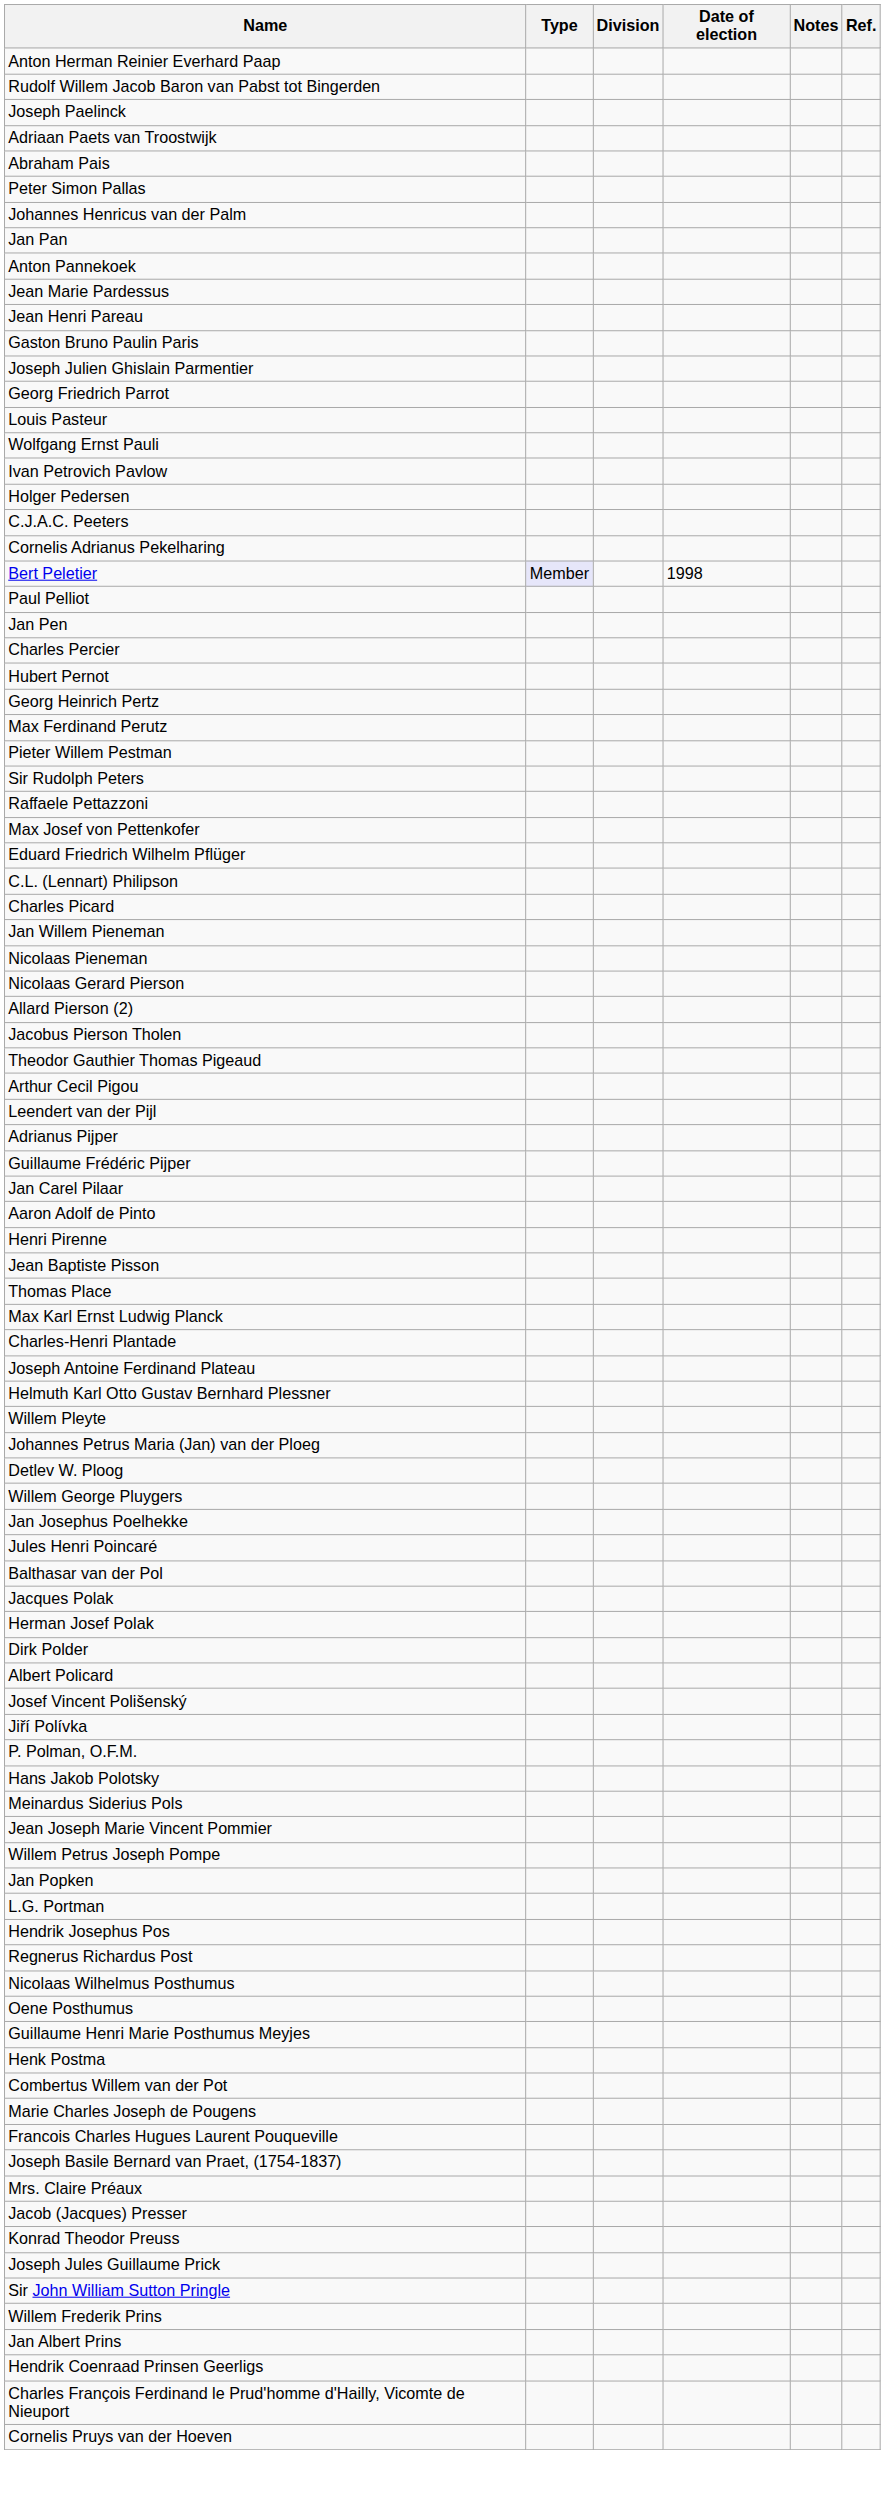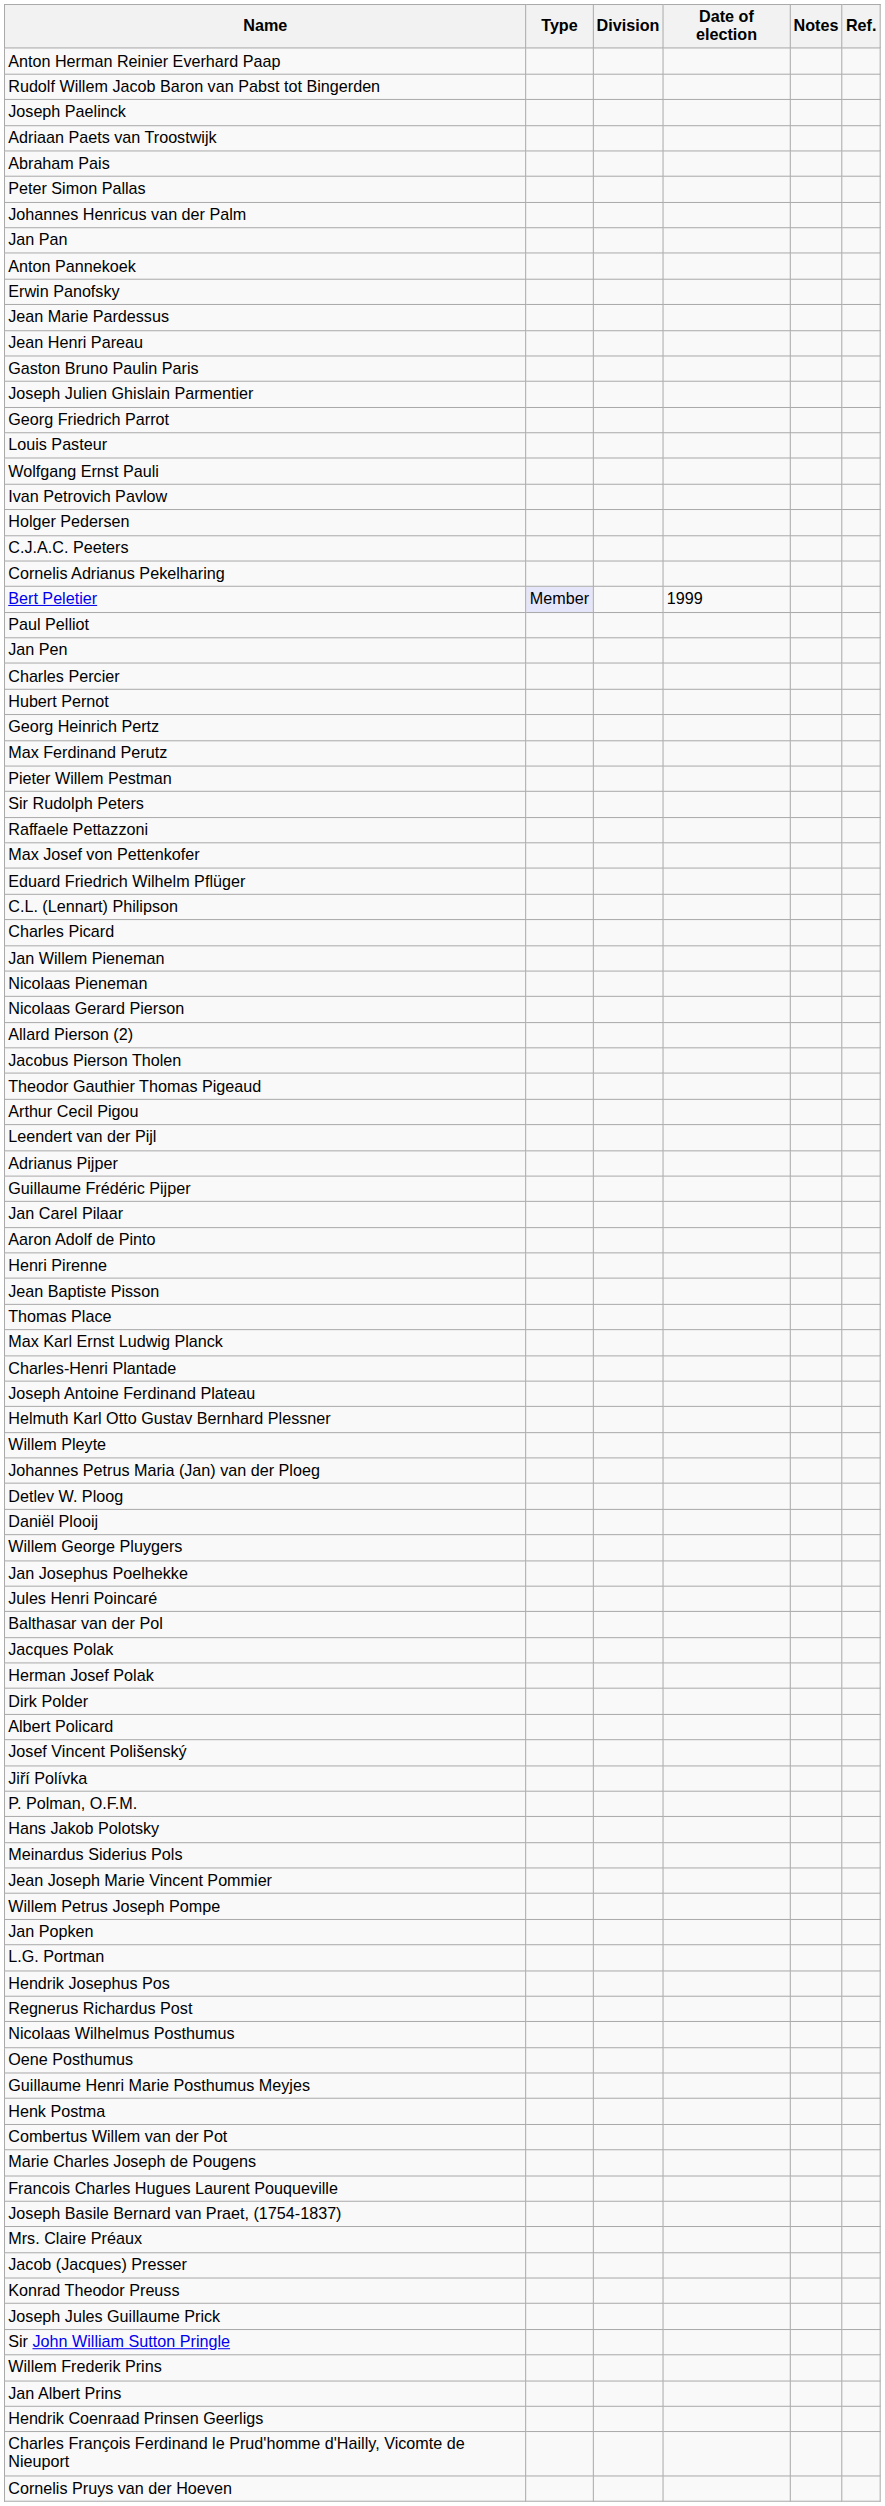+ row: (64, 291)
(685, 573) 1998 -> (685, 599) 1999
+ row: (53, 1521)
